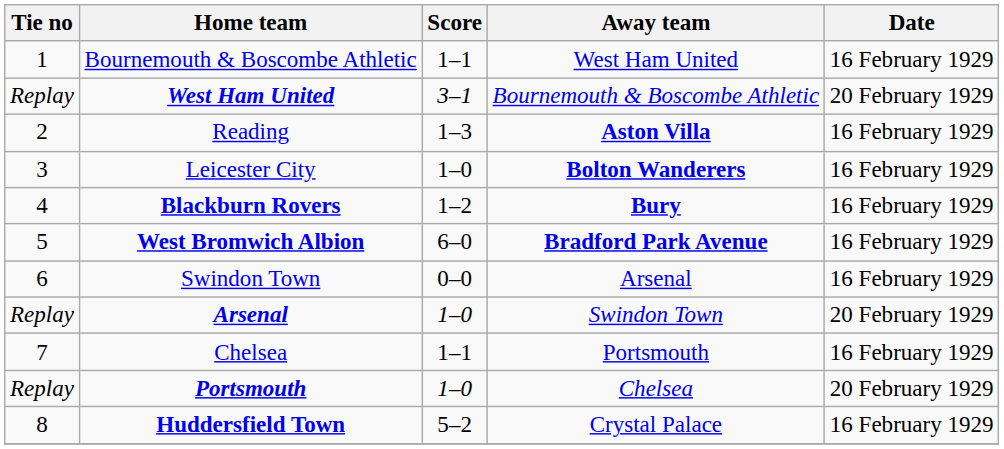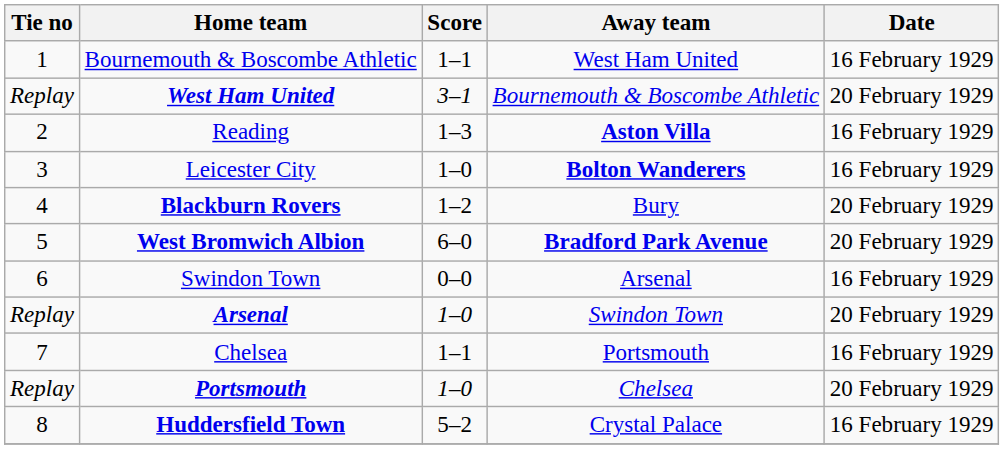(656, 205) bold -> (656, 205) normal
(912, 205) 16 February 1929 -> (912, 205) 20 February 1929
(912, 242) 16 February 1929 -> (912, 242) 20 February 1929
